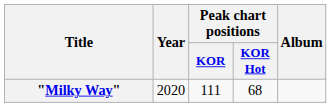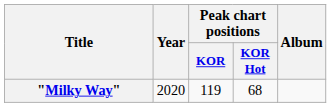(211, 90) 111 -> (211, 90) 119
